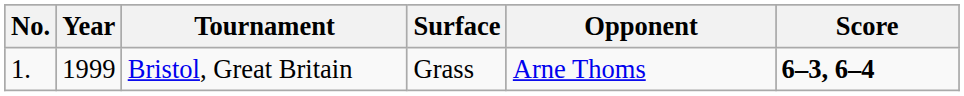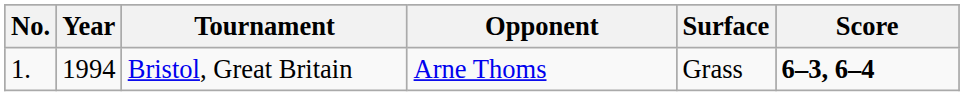columns swapped: (457, 25) <-> (641, 25)
(89, 68) 1999 -> (89, 68) 1994
